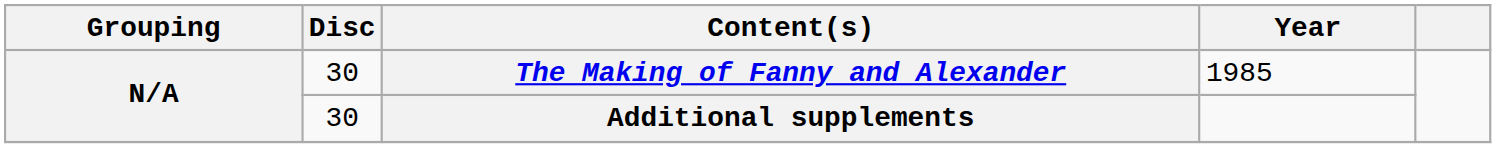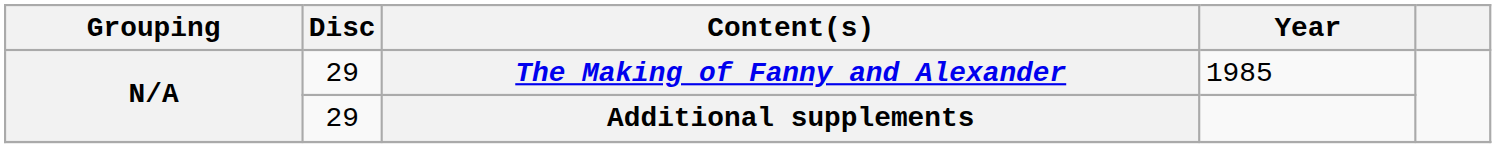(342, 73) 30 -> (342, 73) 29
(342, 118) 30 -> (342, 118) 29
